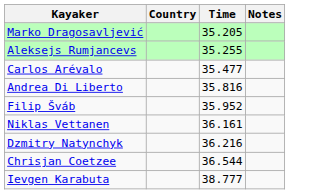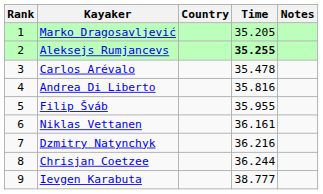+ column: (21, 14)
(222, 51) normal -> (255, 51) bold
(222, 69) 35.477 -> (255, 69) 35.478
(222, 106) 35.952 -> (255, 106) 35.955
(222, 161) 36.544 -> (255, 161) 36.244
